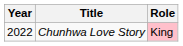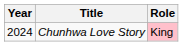(20, 31) 2022 -> (20, 31) 2024
